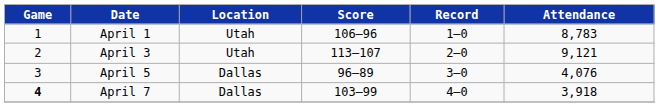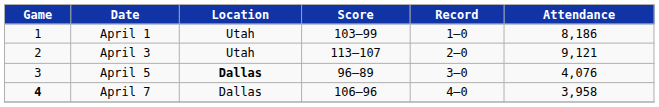(356, 34) 106–96 -> (356, 34) 103–99
(579, 34) 8,783 -> (579, 34) 8,186
(240, 73) normal -> (240, 73) bold
(356, 92) 103–99 -> (356, 92) 106–96
(579, 92) 3,918 -> (579, 92) 3,958
